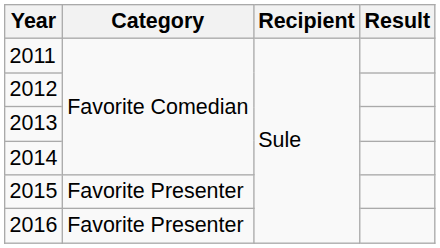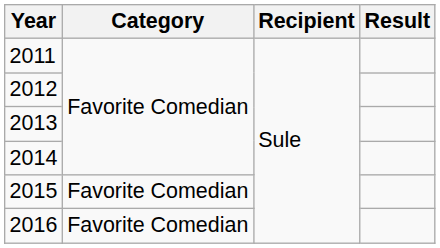(155, 191) Favorite Presenter -> (158, 191) Favorite Comedian
(155, 225) Favorite Presenter -> (158, 225) Favorite Comedian
